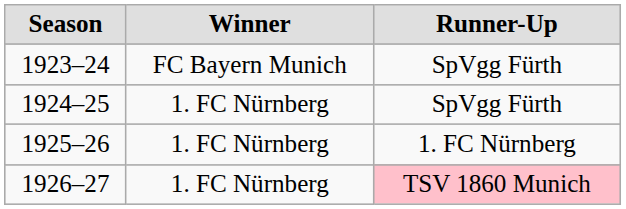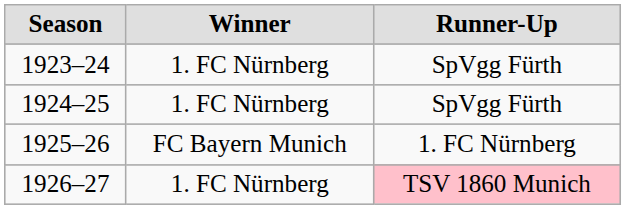(250, 64) FC Bayern Munich -> (250, 64) 1. FC Nürnberg
(250, 143) 1. FC Nürnberg -> (250, 143) FC Bayern Munich
